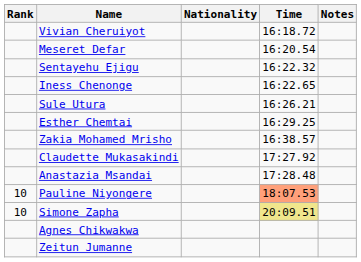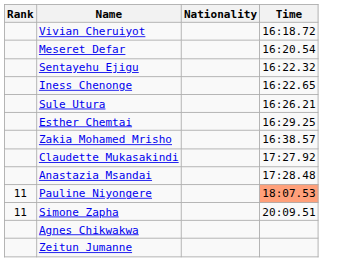- column: (337, 13)
(20, 194) 10 -> (20, 194) 11
(20, 212) 10 -> (20, 212) 11
(289, 212) khaki background -> (289, 212) no background
